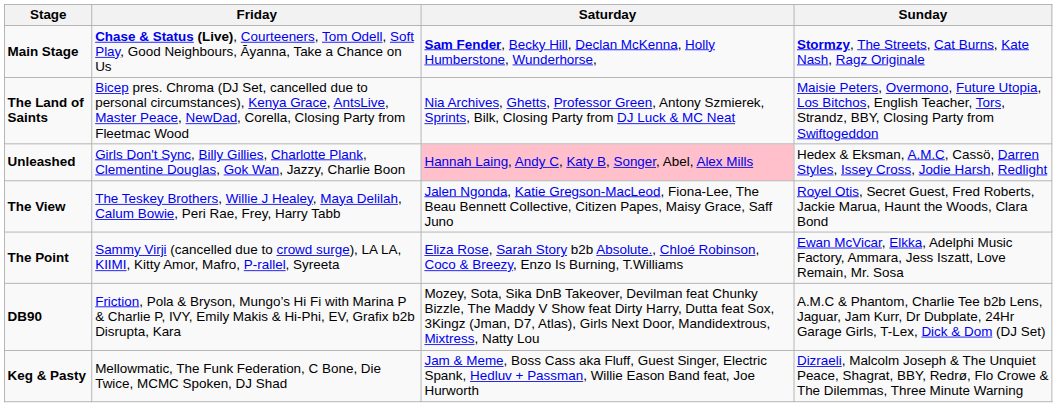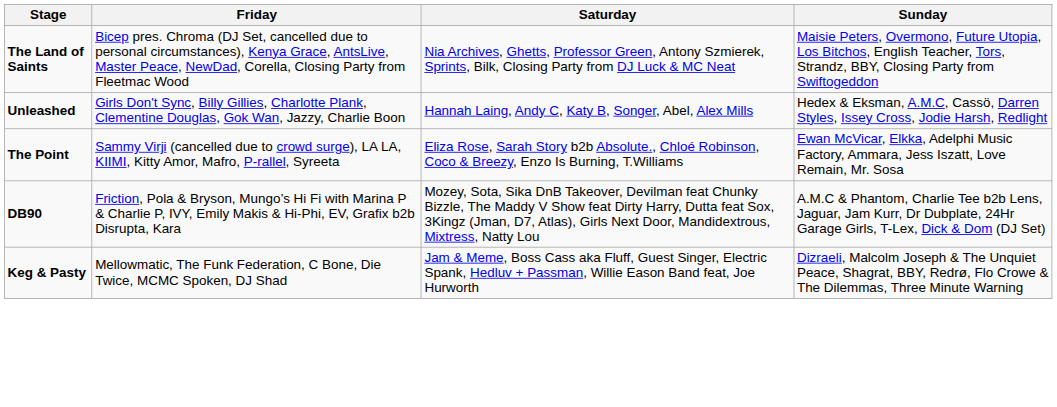- row: (43, 51)
(589, 162) pink background -> (589, 110) no background
- row: (37, 206)
